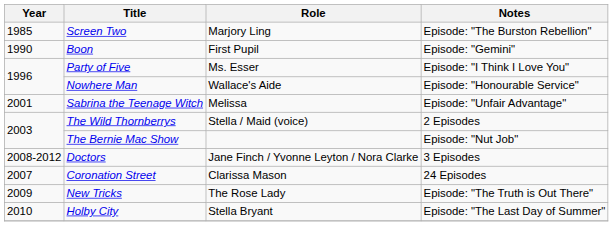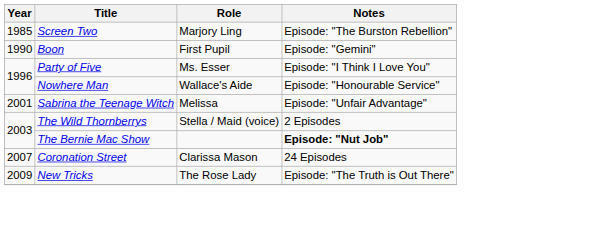(471, 139) normal -> (336, 139) bold
- row: (86, 157)
- row: (92, 211)
